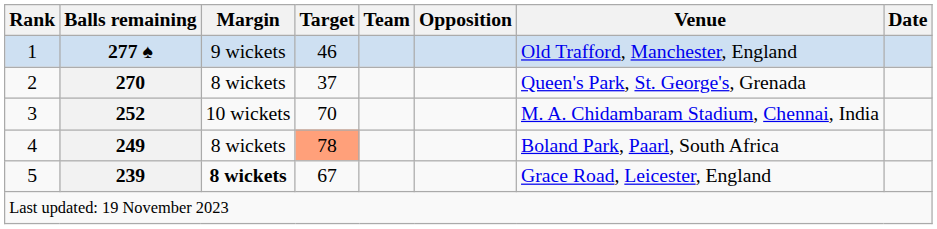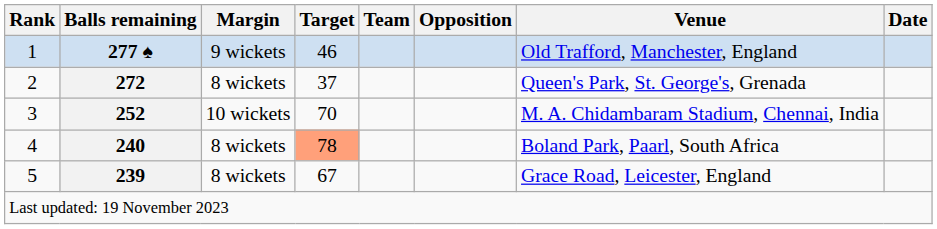(130, 82) 270 -> (130, 82) 272
(130, 144) 249 -> (130, 144) 240
(248, 176) bold -> (248, 176) normal
